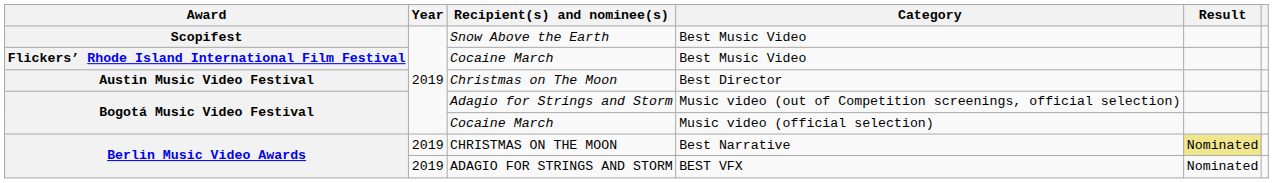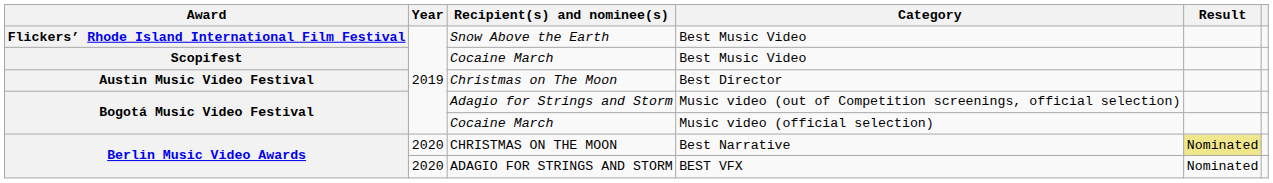(207, 37) Scopifest -> (207, 37) Flickers’ Rhode Island International Film Festival
(207, 59) Flickers’ Rhode Island International Film Festival -> (207, 59) Scopifest
(428, 145) 2019 -> (428, 145) 2020
(428, 167) 2019 -> (428, 167) 2020
